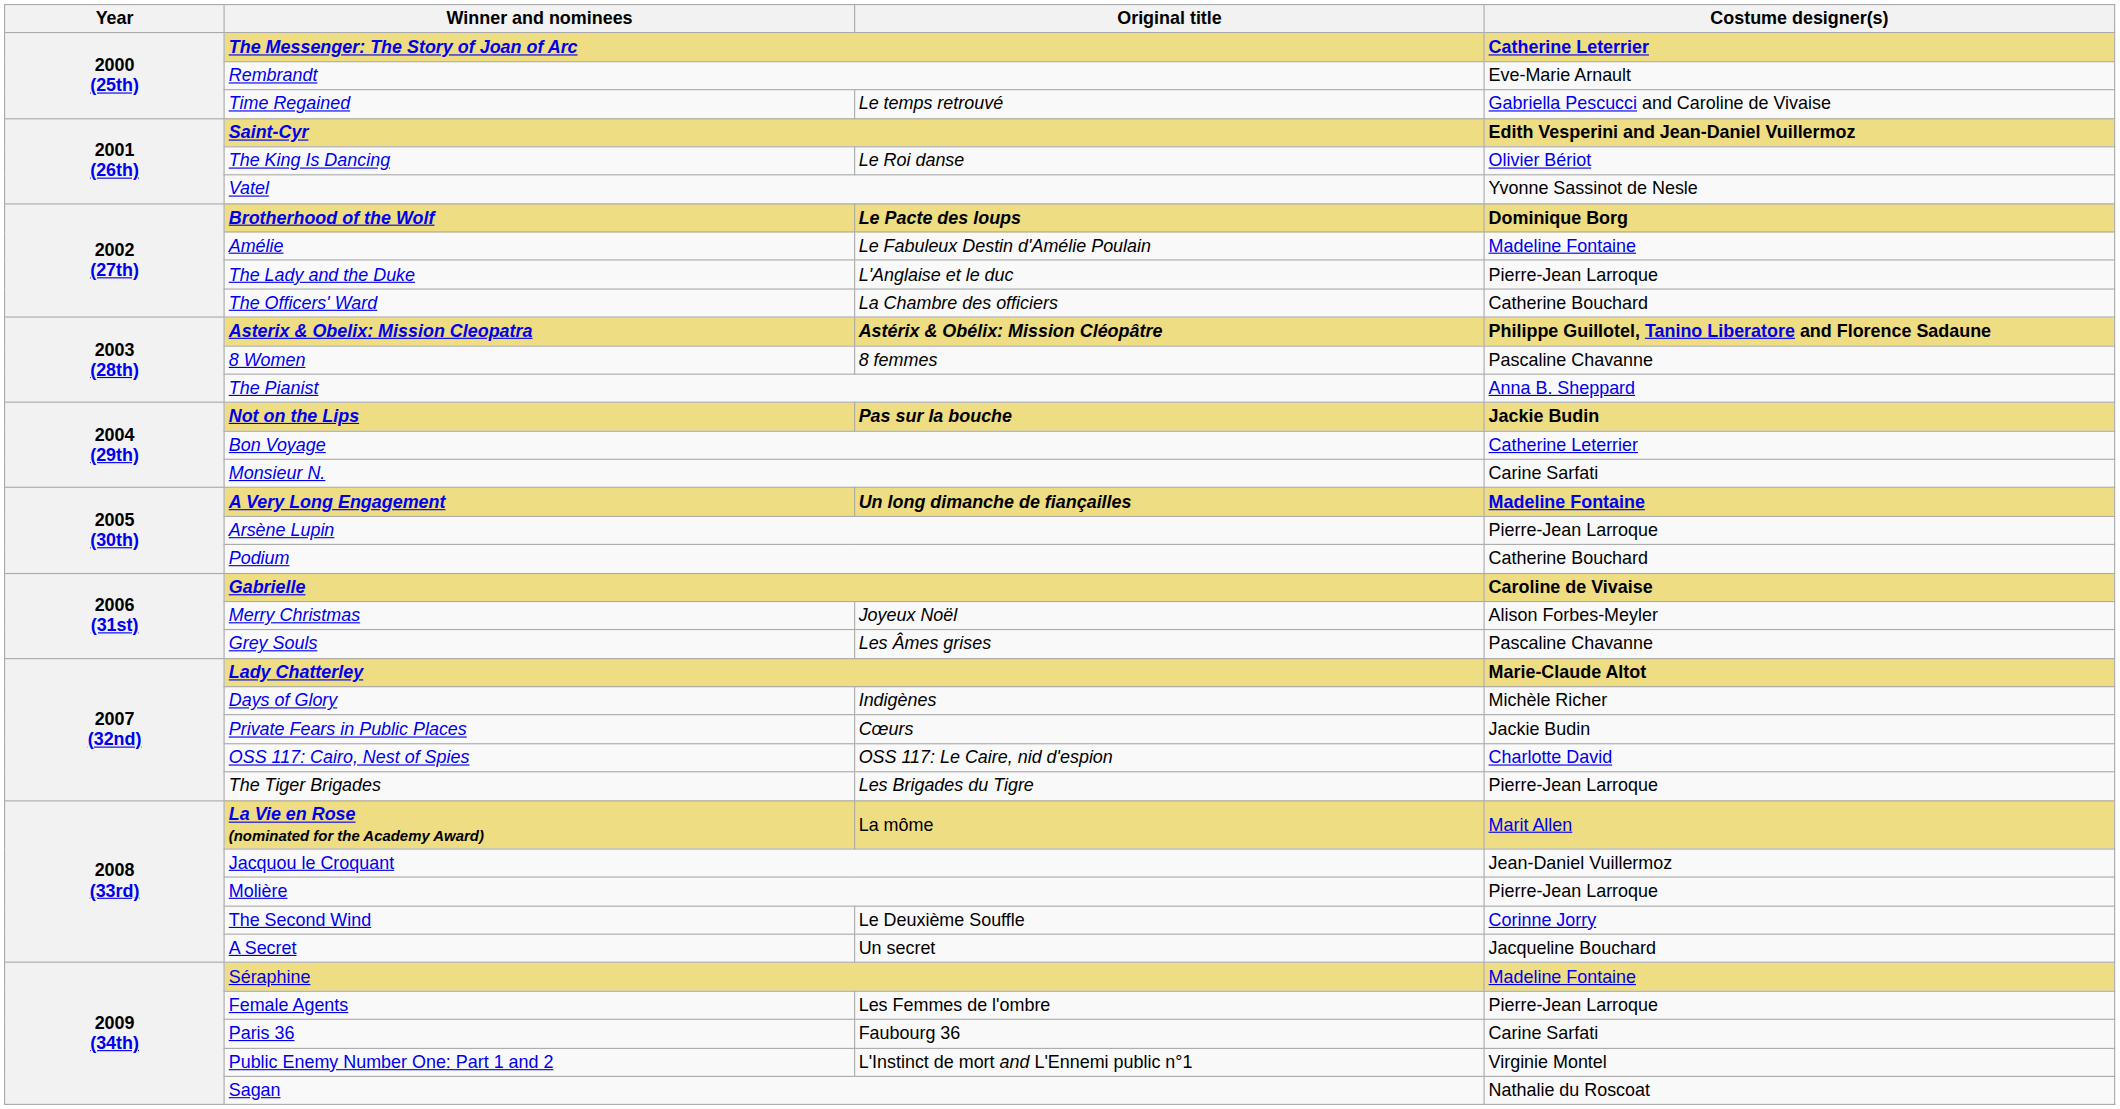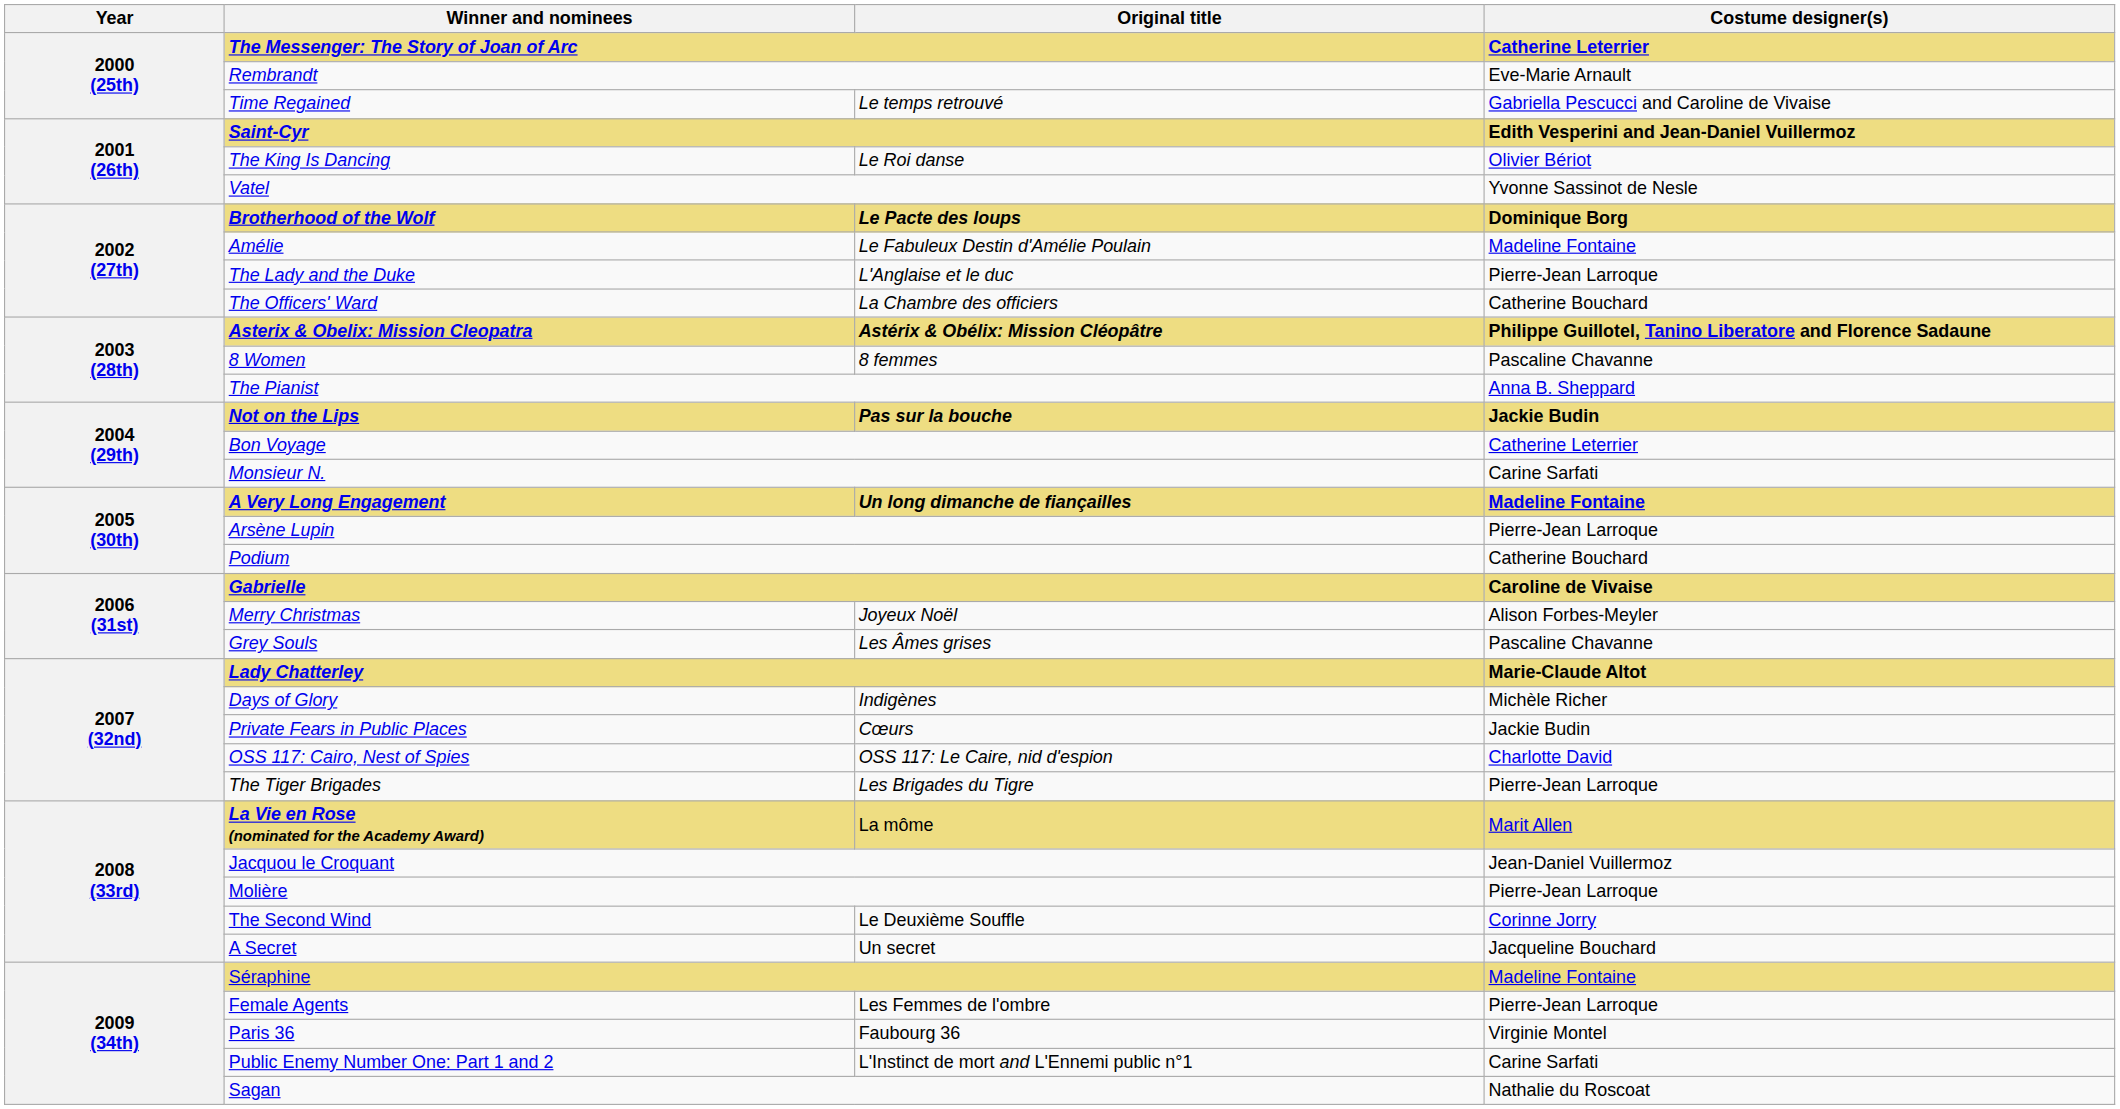(1543, 1033) Carine Sarfati -> (1548, 1033) Virginie Montel
(1548, 1061) Virginie Montel -> (1543, 1061) Carine Sarfati
